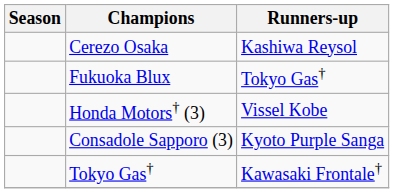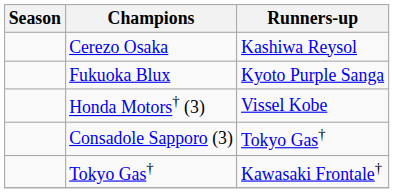(283, 77) Tokyo Gas† -> (313, 74) Kyoto Purple Sanga
(313, 140) Kyoto Purple Sanga -> (283, 138) Tokyo Gas†
